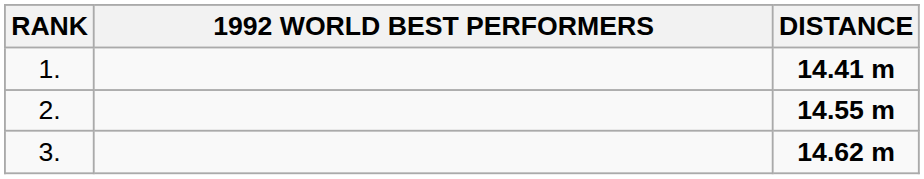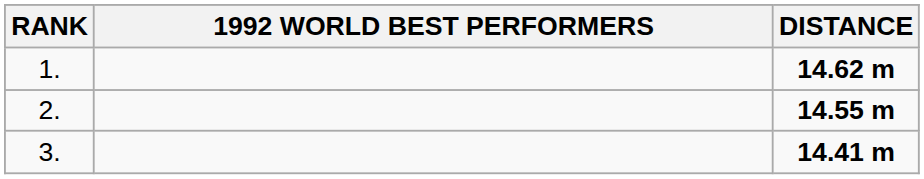(846, 68) 14.41 m -> (846, 68) 14.62 m
(846, 153) 14.62 m -> (846, 153) 14.41 m
